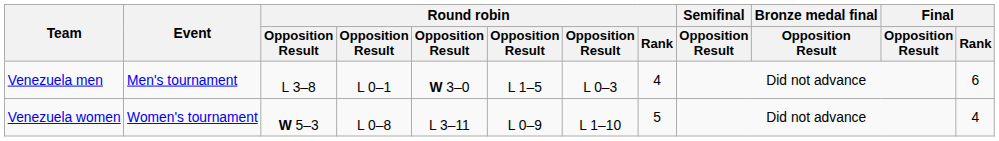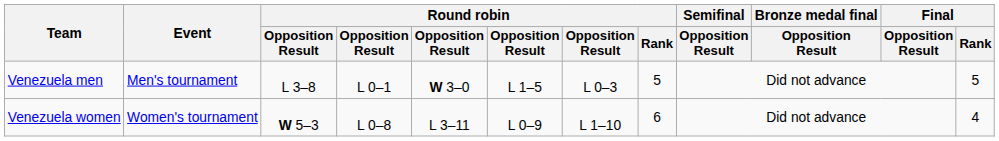(657, 80) 4 -> (657, 80) 5
(975, 80) 6 -> (975, 80) 5
(657, 118) 5 -> (657, 118) 6
